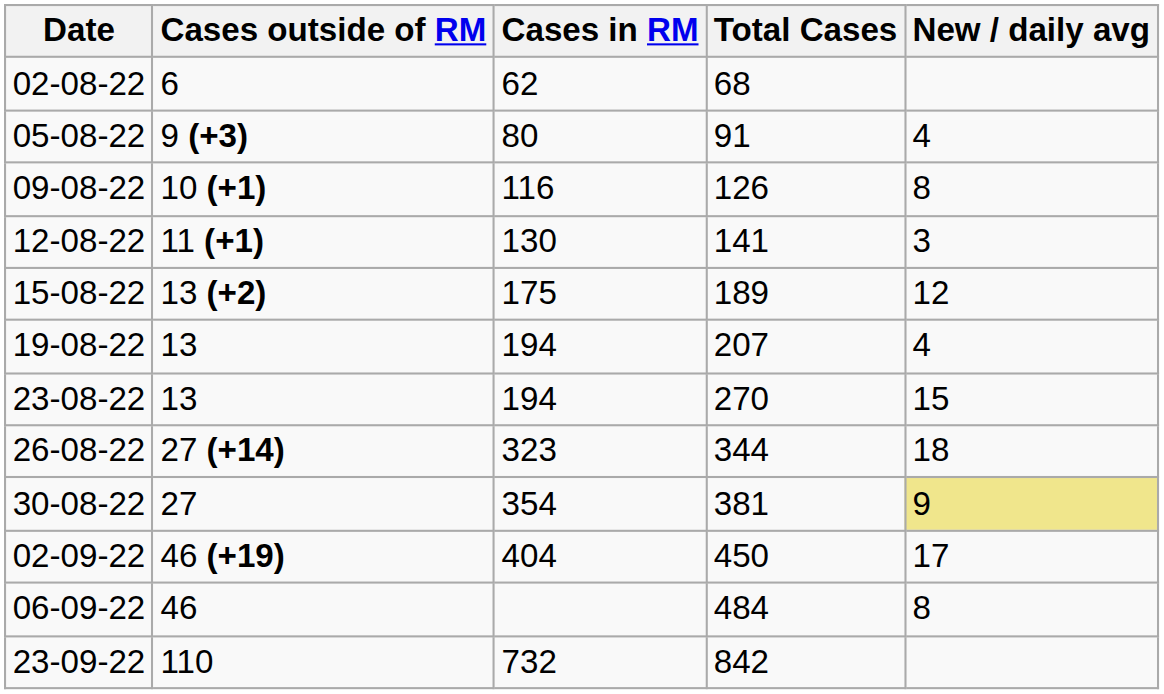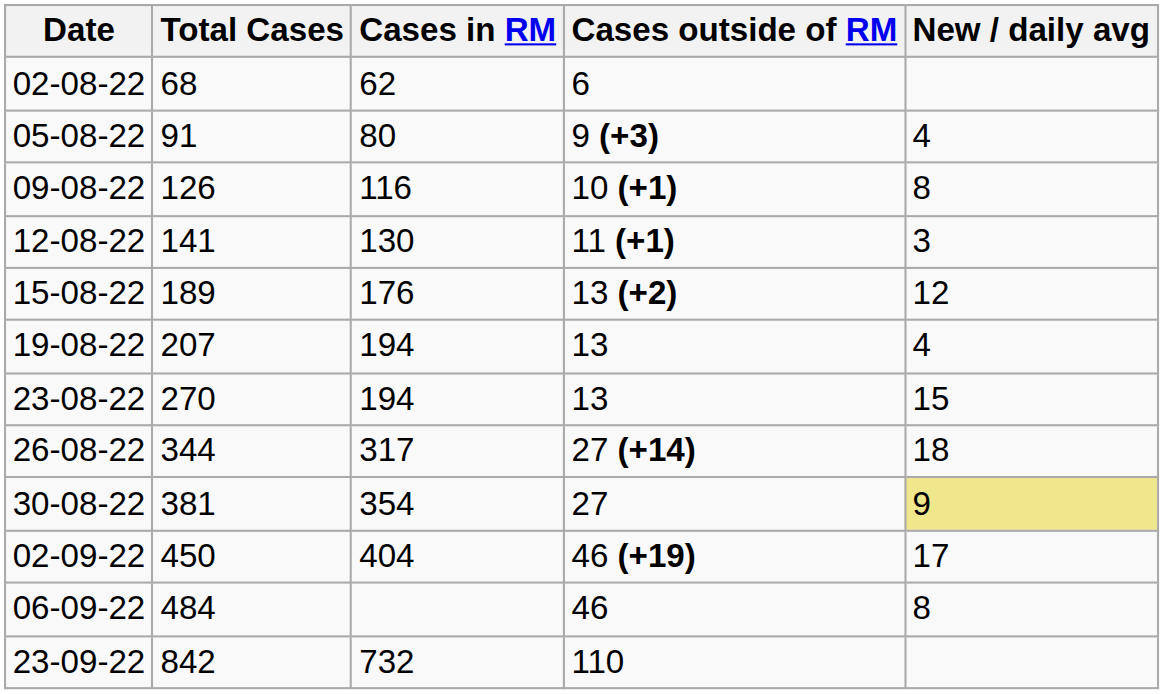columns swapped: (806, 30) <-> (323, 30)
(529, 293) 175 -> (387, 293) 176
(529, 450) 323 -> (387, 450) 317
